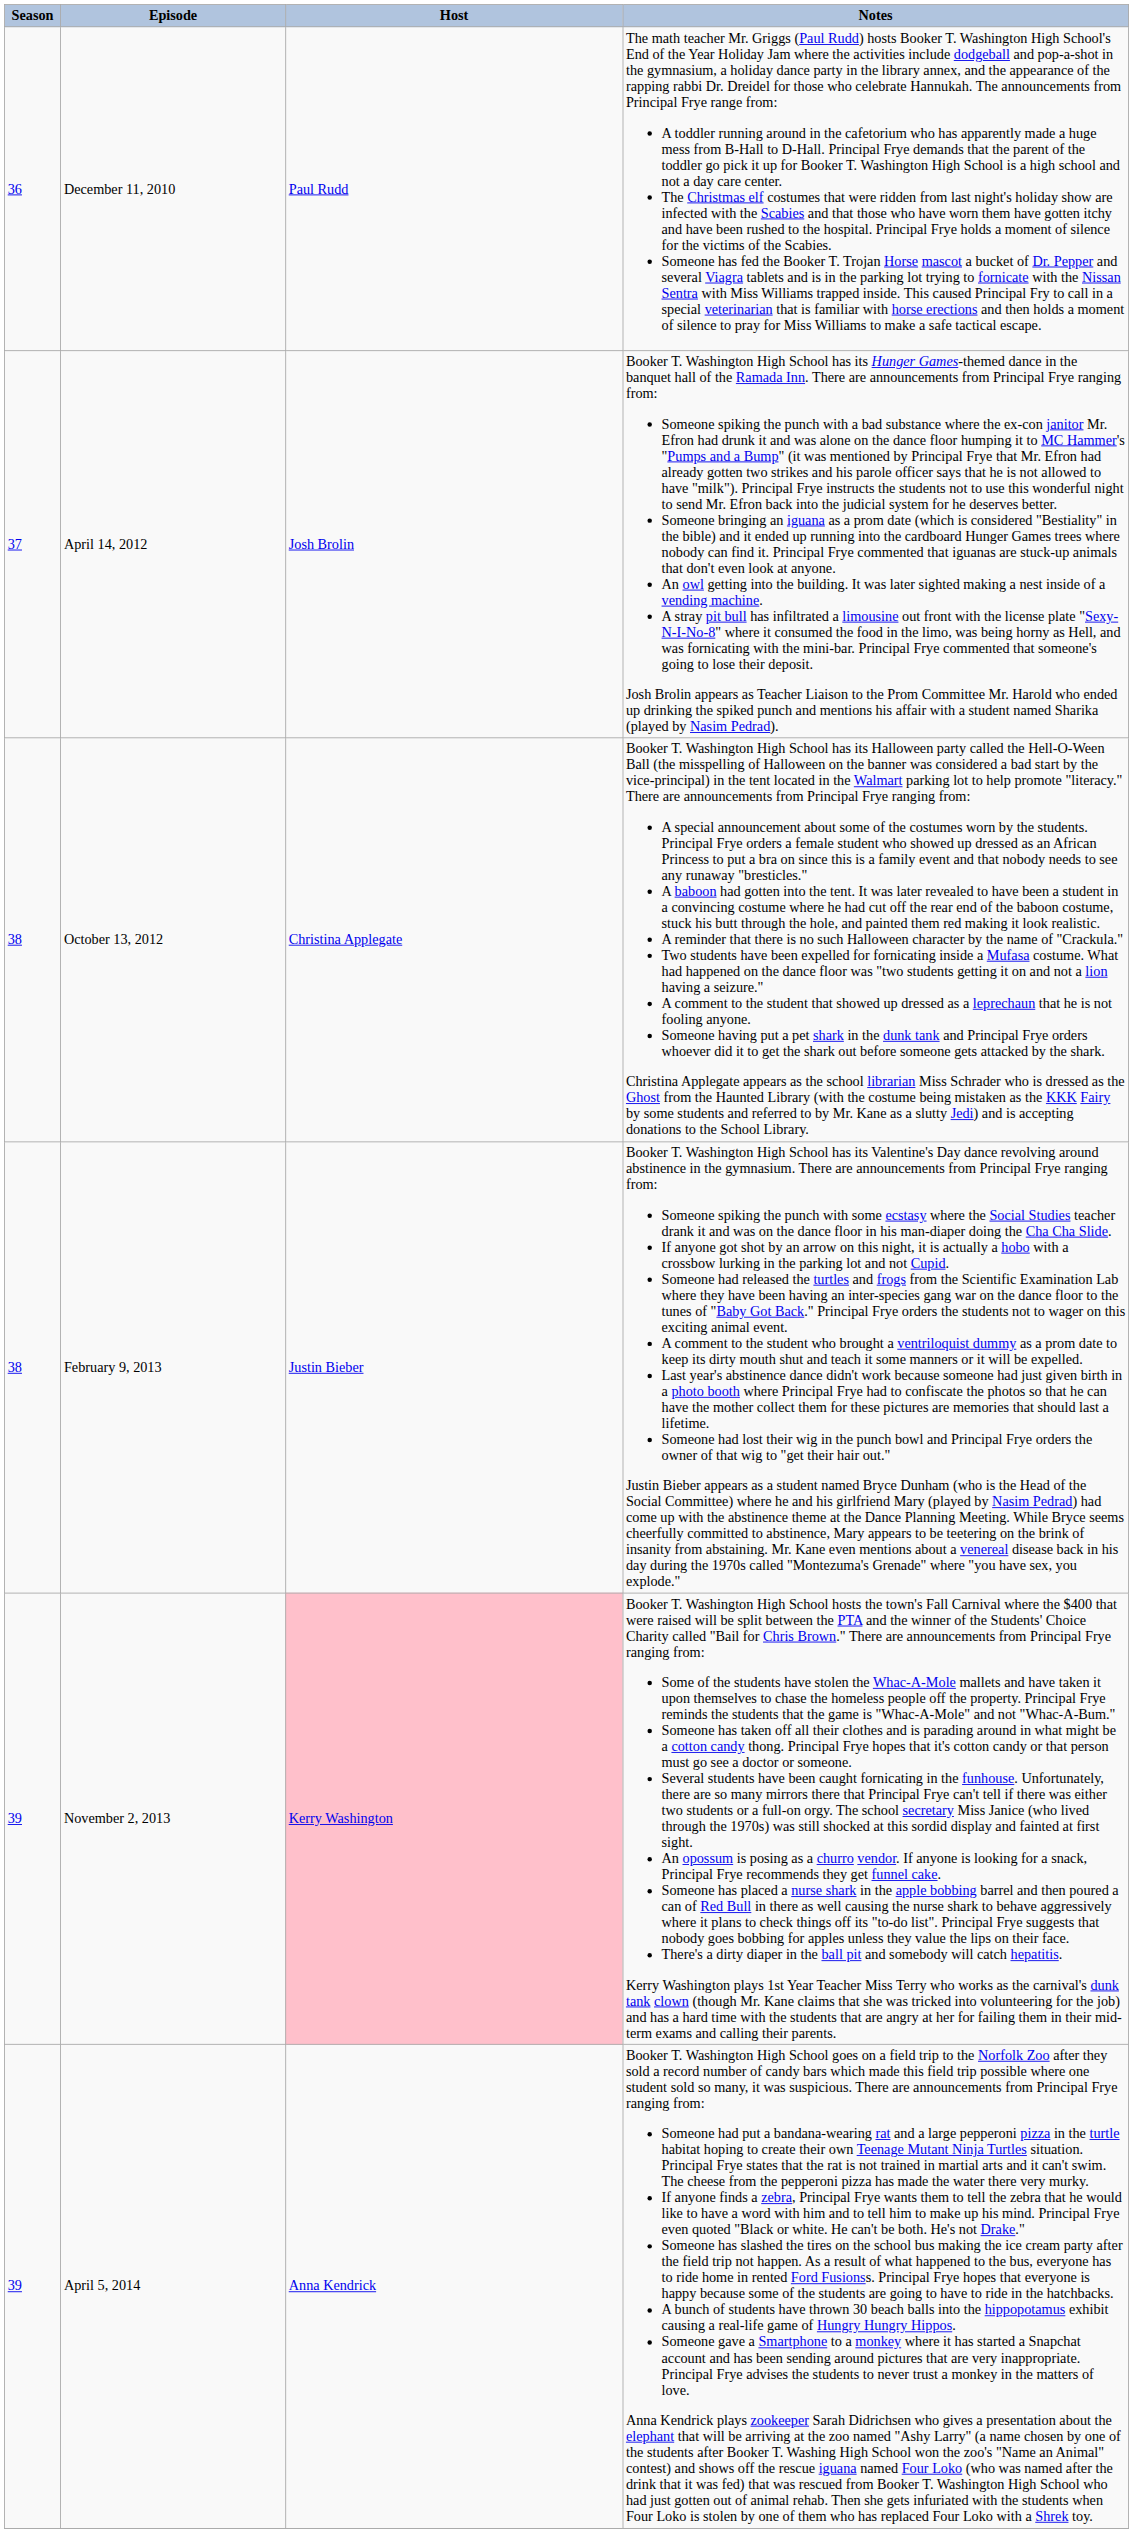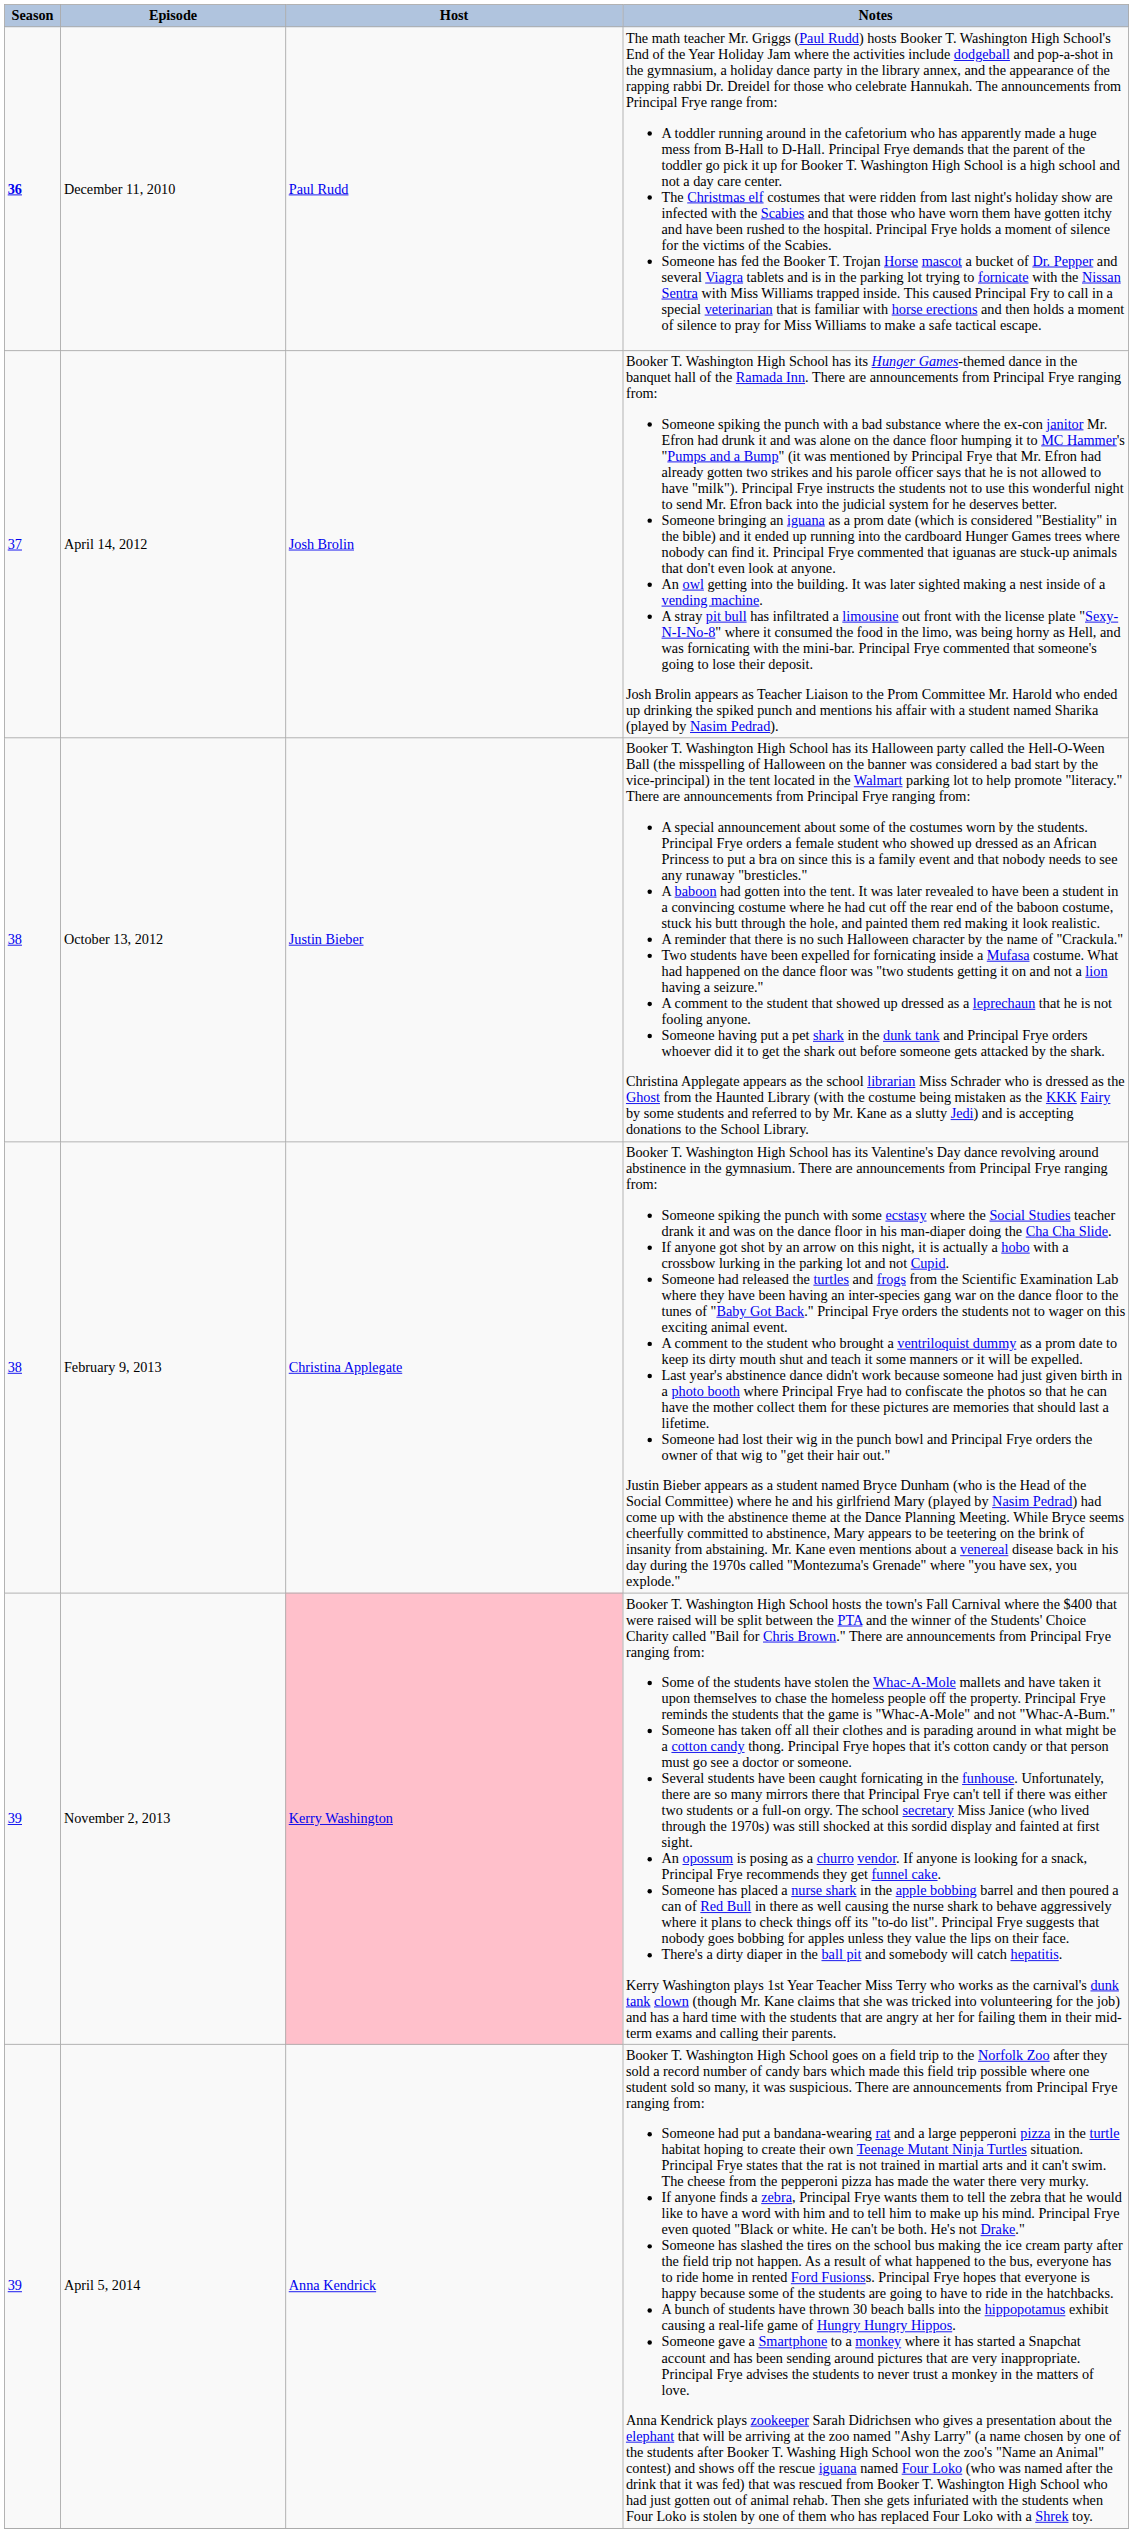(15, 188) normal -> (15, 188) bold
(345, 939) Christina Applegate -> (326, 939) Justin Bieber
(326, 1367) Justin Bieber -> (345, 1367) Christina Applegate
